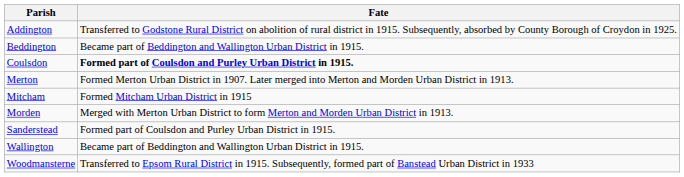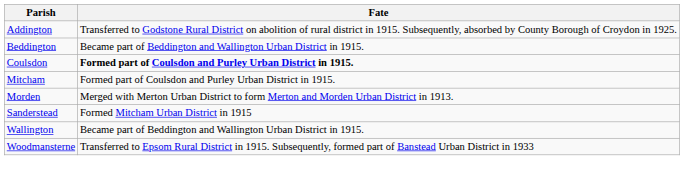- row: (22, 79)
(166, 96) Formed Mitcham Urban District in 1915 -> (208, 79) Formed part of Coulsdon and Purley Urban District in 1915.
(208, 130) Formed part of Coulsdon and Purley Urban District in 1915. -> (166, 113) Formed Mitcham Urban District in 1915
